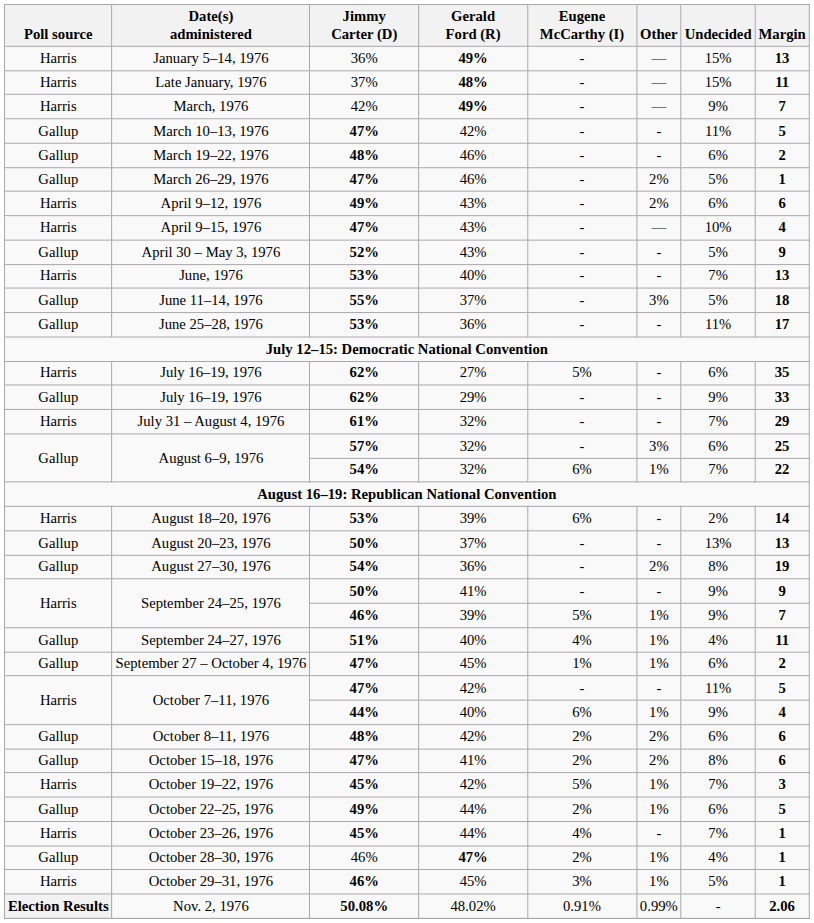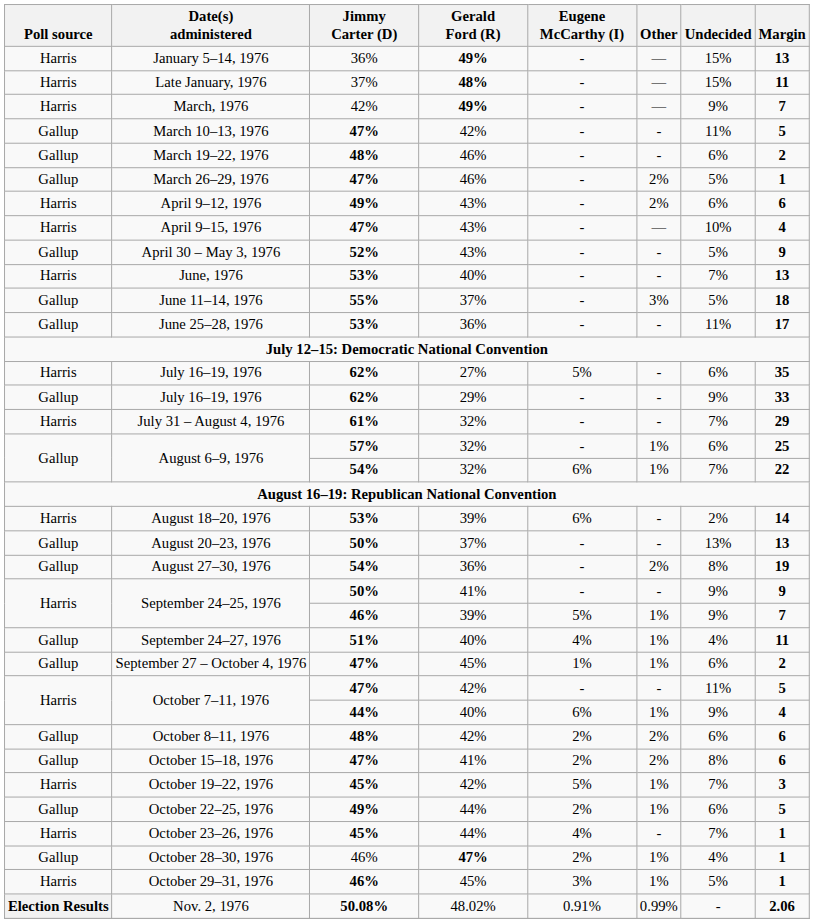(659, 446) 3% -> (659, 446) 1%
